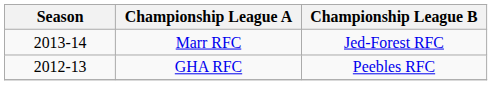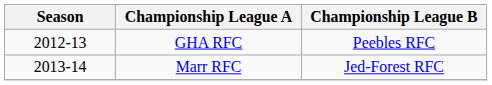rows swapped: (208, 67) <-> (208, 42)
